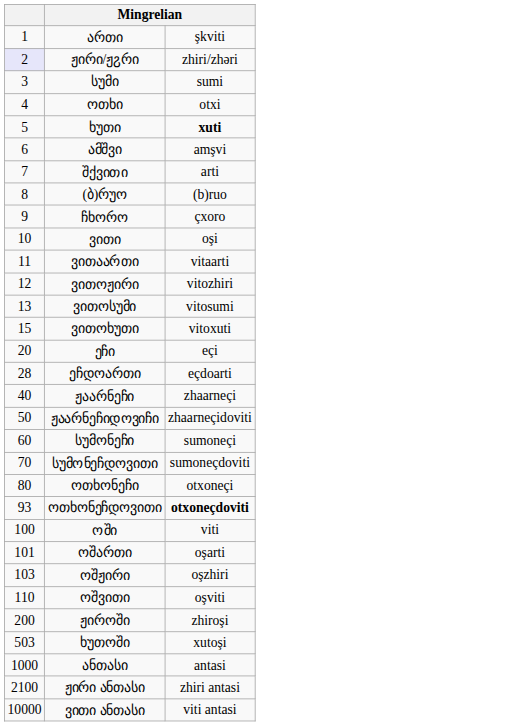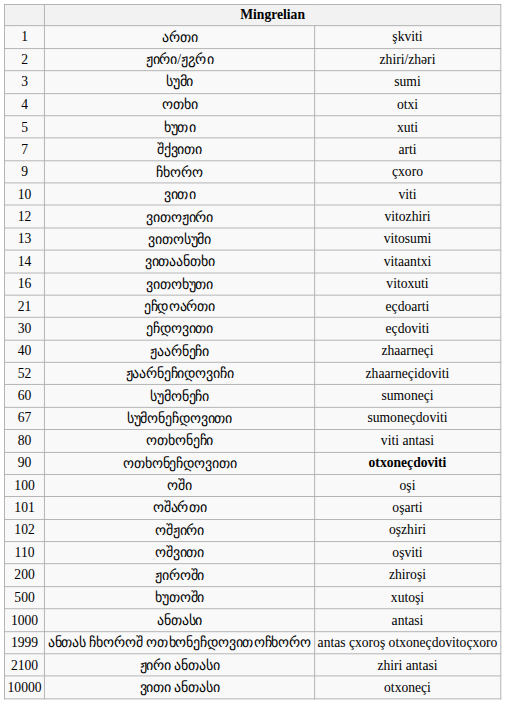(25, 59) lavender background -> (25, 59) no background
(210, 126) bold -> (407, 126) normal
- row: (105, 149)
- row: (105, 194)
(210, 239) oşi -> (407, 194) viti
- row: (105, 261)
+ row: (180, 261)
(25, 328) 15 -> (25, 283) 16
- row: (105, 351)
(25, 373) 28 -> (25, 306) 21
+ row: (180, 329)
(25, 418) 50 -> (25, 373) 52
(25, 463) 70 -> (25, 418) 67
(210, 485) otxoneçi -> (407, 440) viti antasi
(25, 508) 93 -> (25, 463) 90
(210, 530) viti -> (407, 485) oşi
(25, 575) 103 -> (25, 530) 102
(25, 642) 503 -> (25, 597) 500
+ row: (180, 643)
(210, 709) viti antasi -> (407, 687) otxoneçi
